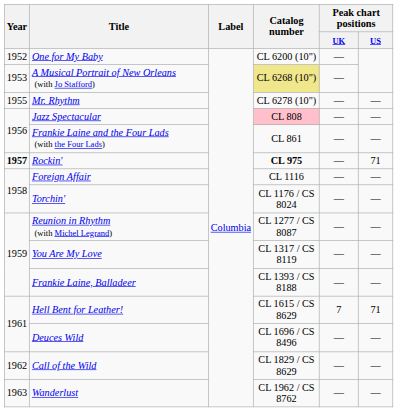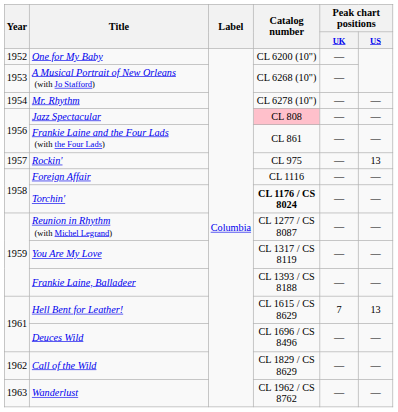(286, 78) khaki background -> (287, 78) no background
(17, 100) 1955 -> (17, 100) 1954
(17, 160) bold -> (17, 160) normal
(286, 160) bold -> (287, 160) normal
(376, 160) 71 -> (376, 160) 13
(286, 199) normal -> (287, 199) bold
(376, 310) 71 -> (376, 310) 13
